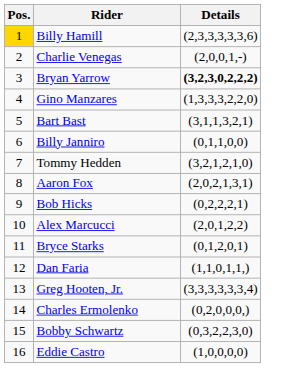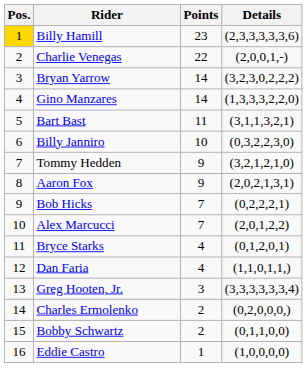+ column: (201, 14)
(221, 78) bold -> (262, 78) normal
(221, 141) (0,1,1,0,0) -> (262, 141) (0,3,2,2,3,0)
(221, 330) (0,3,2,2,3,0) -> (262, 330) (0,1,1,0,0)
